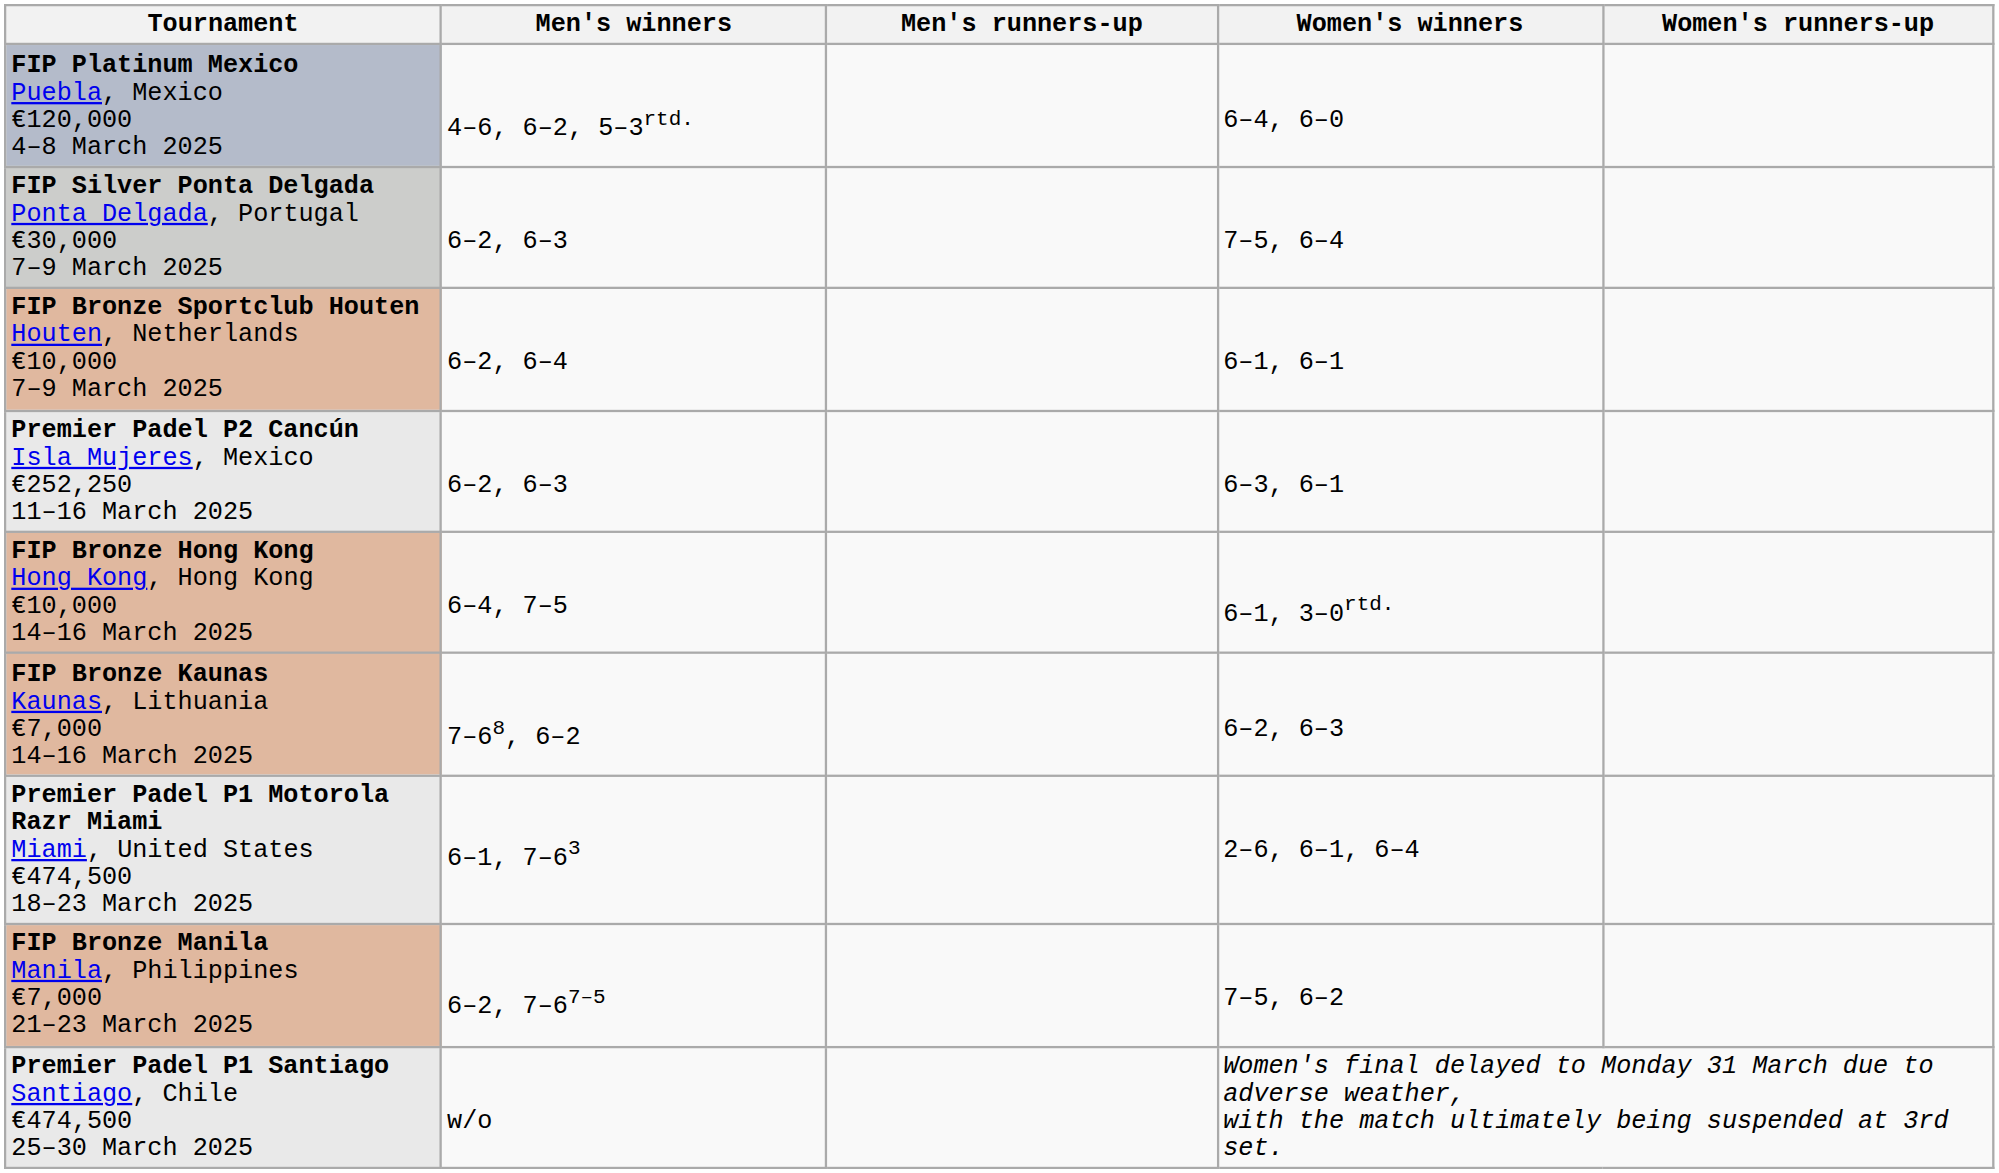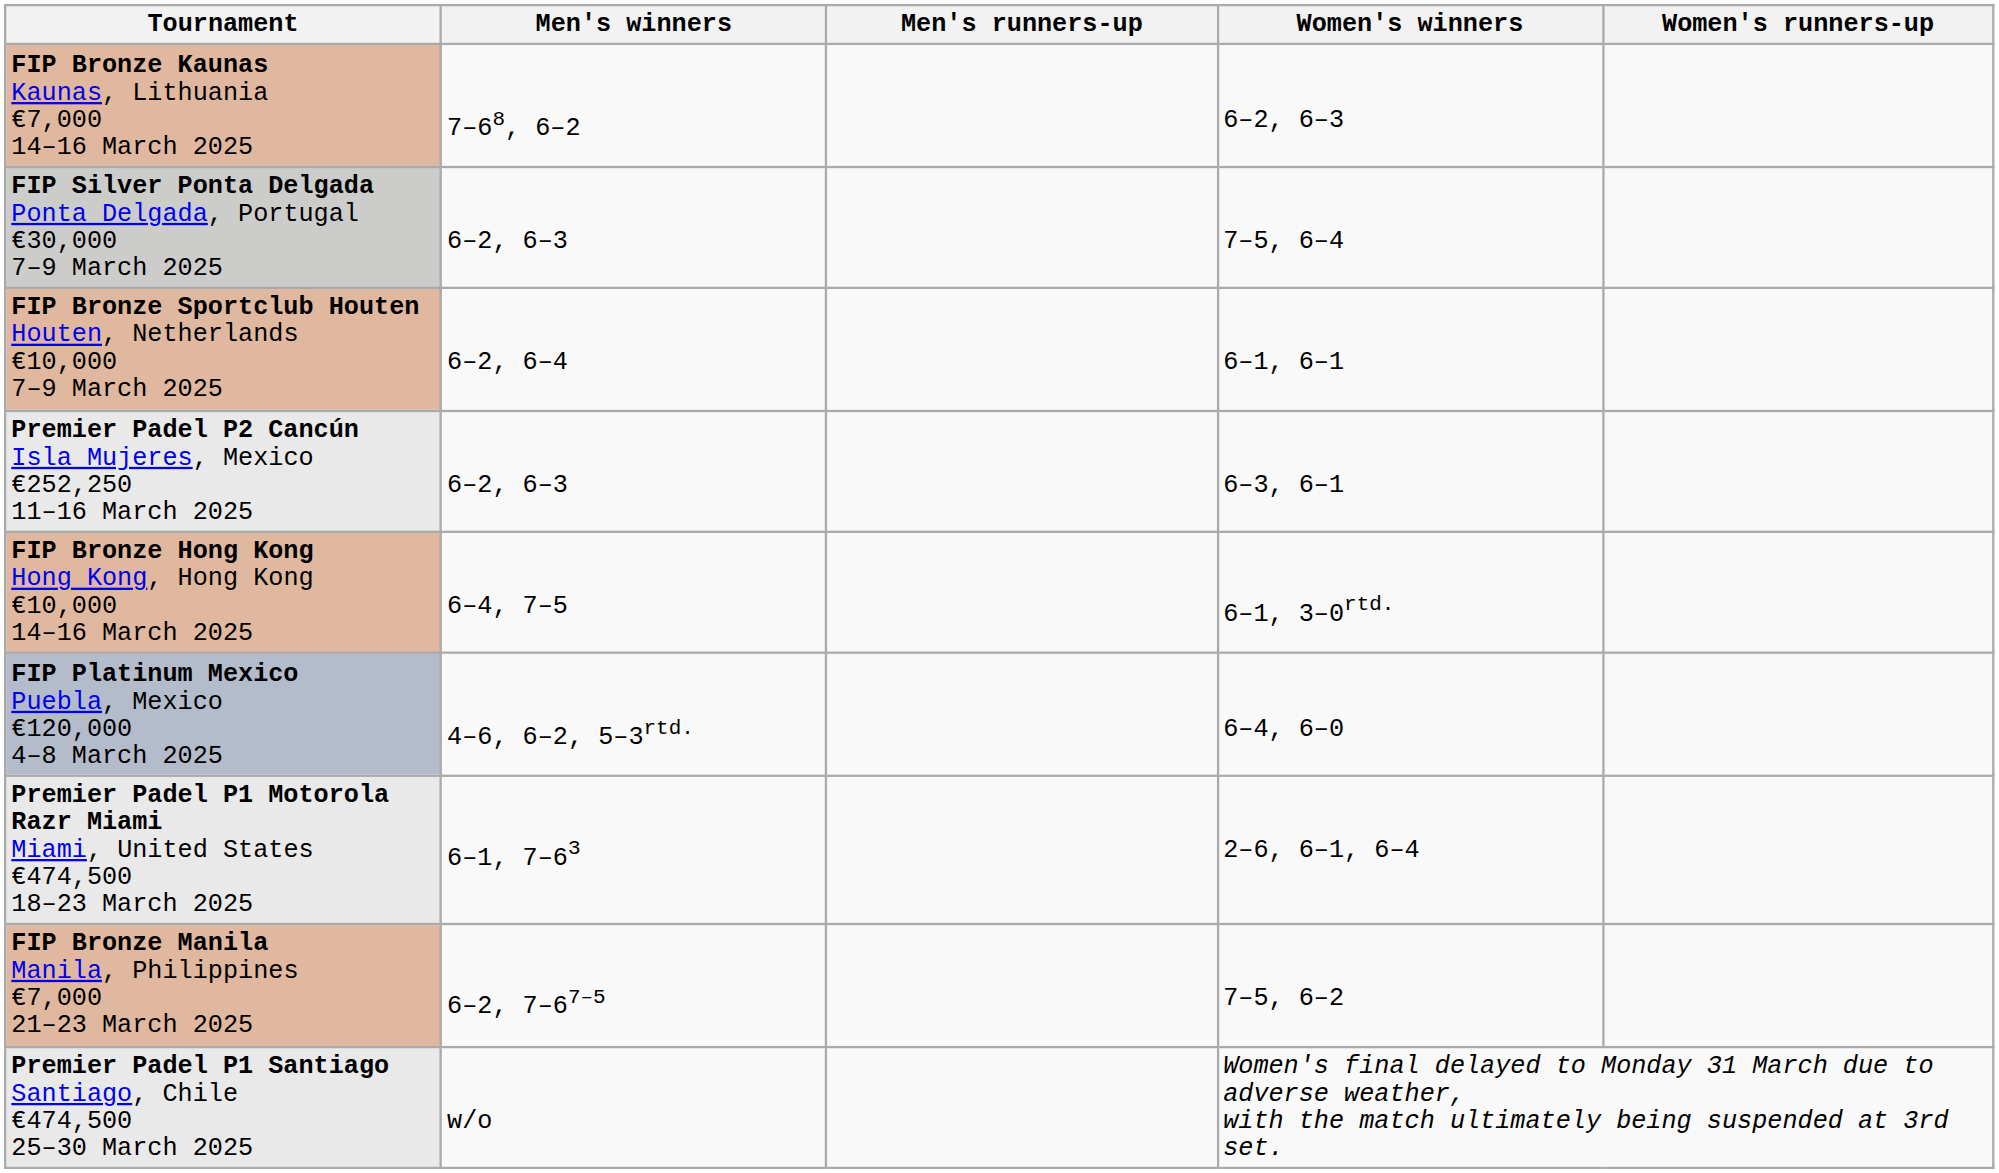rows swapped: (155, 106) <-> (140, 715)
